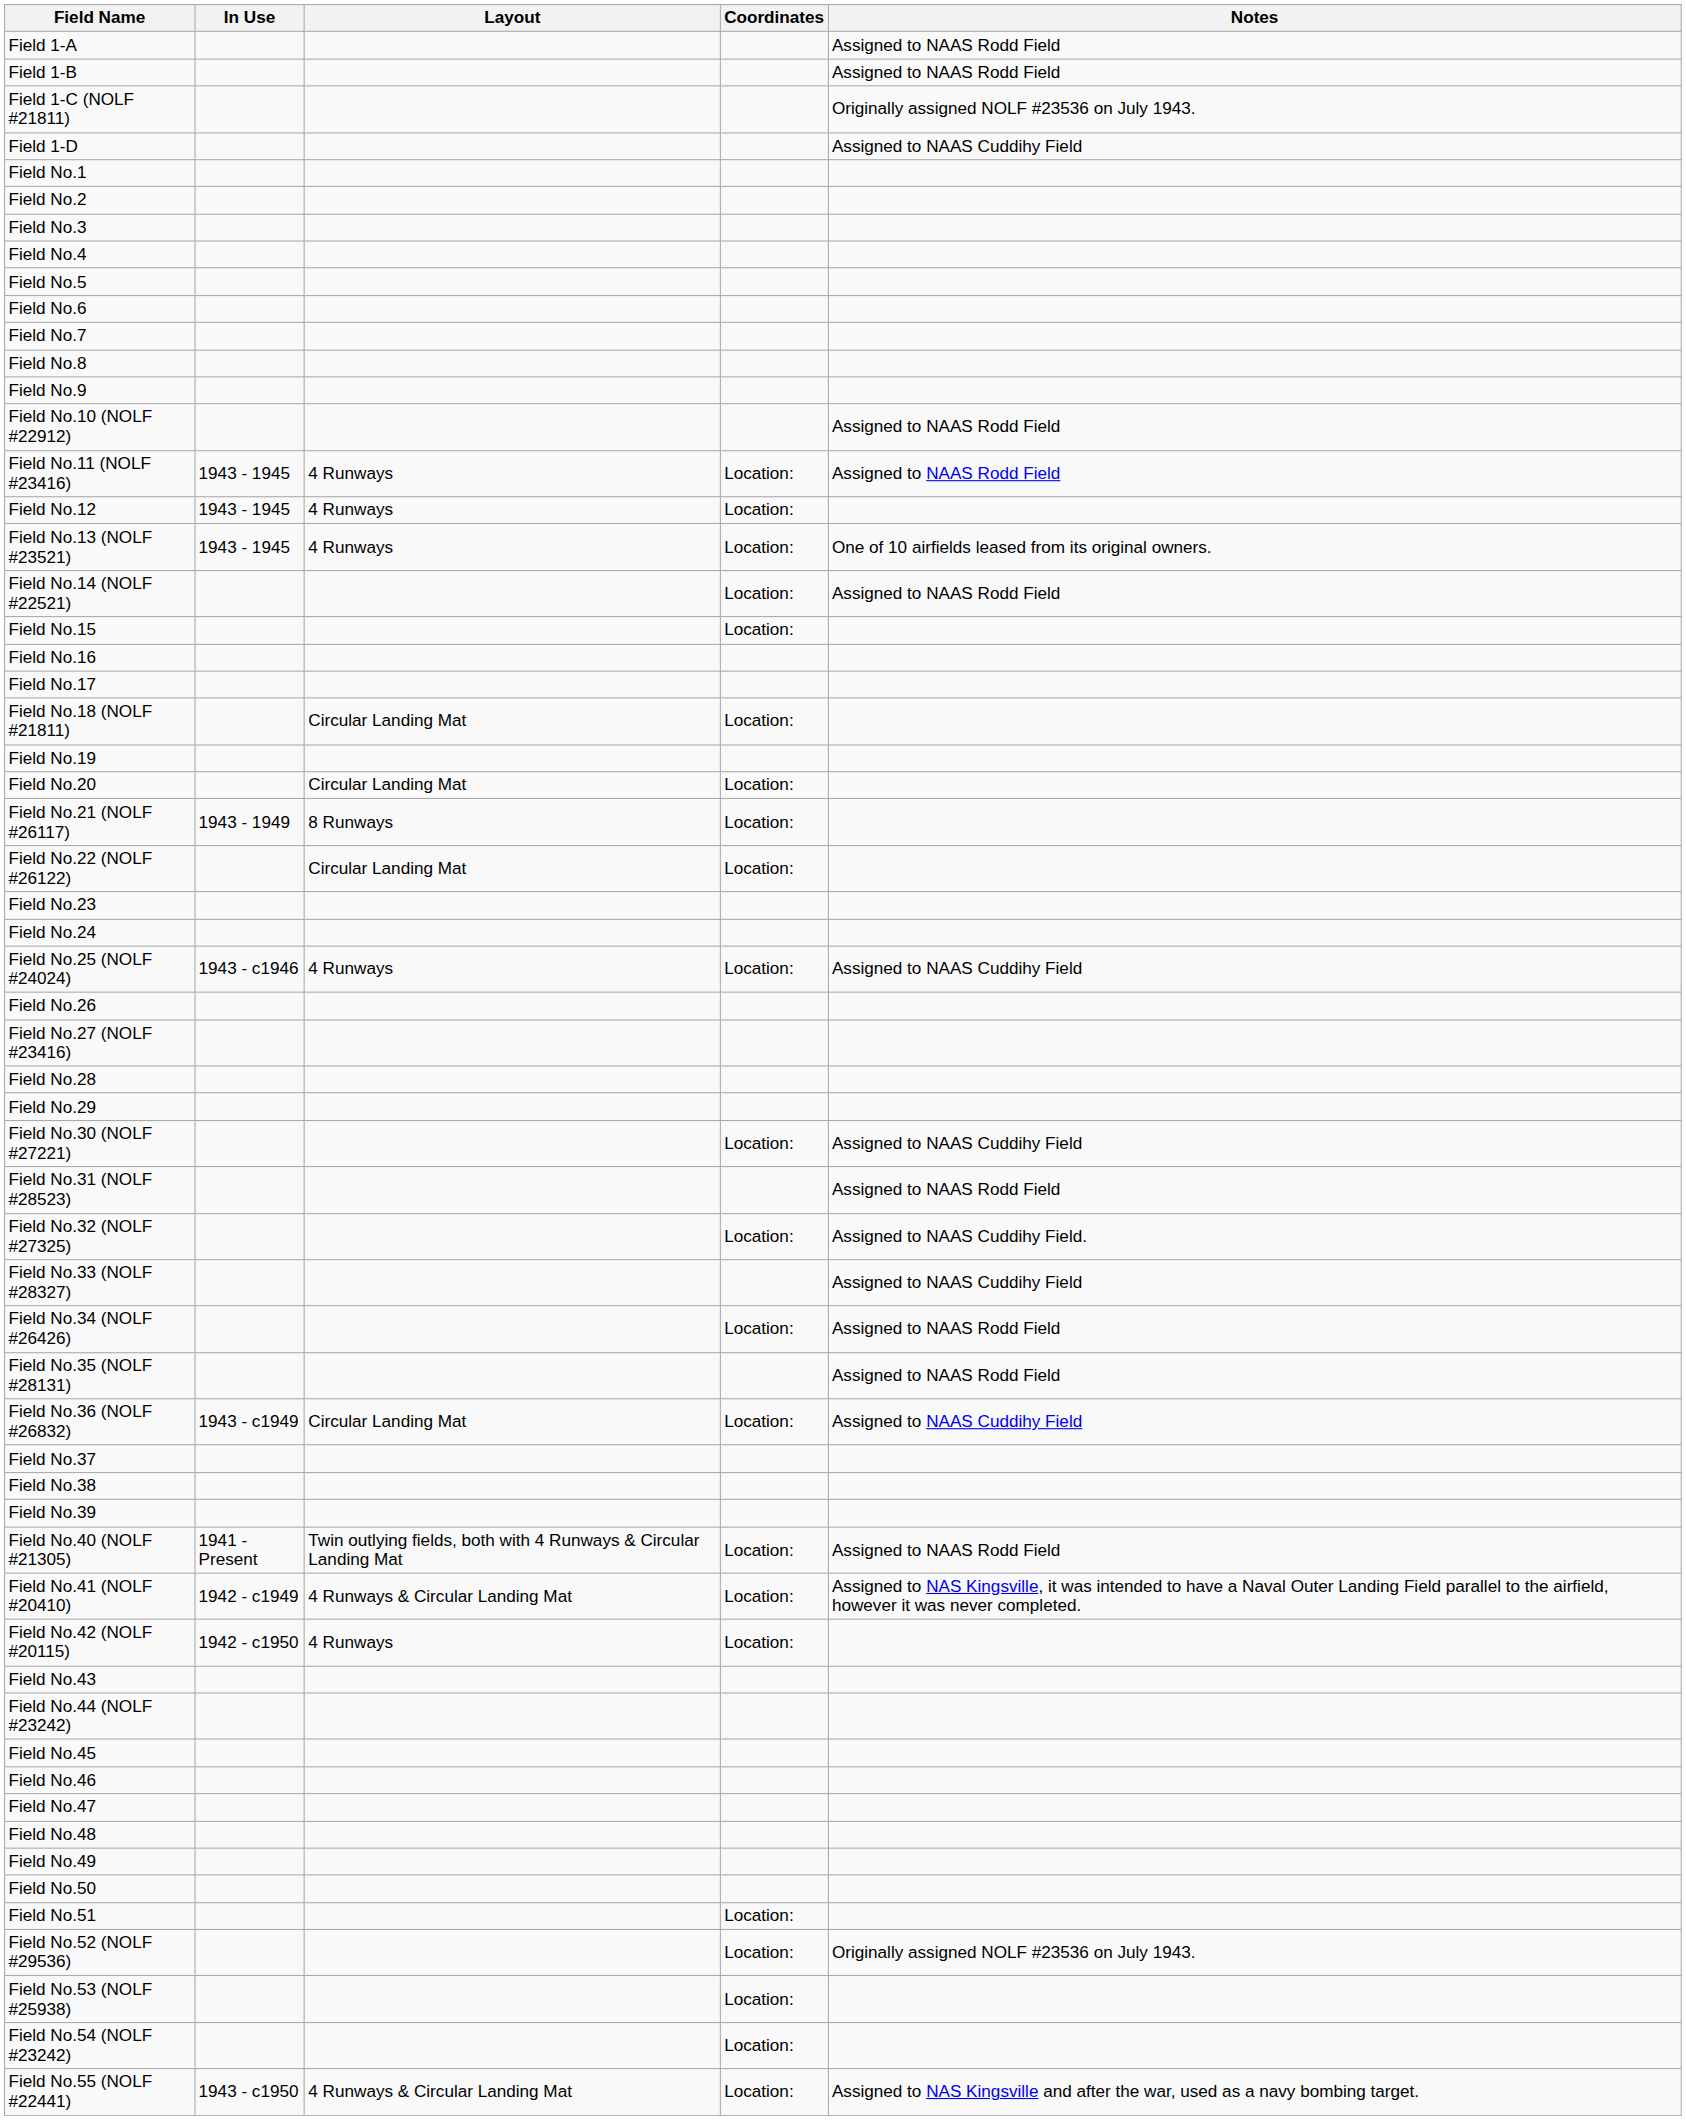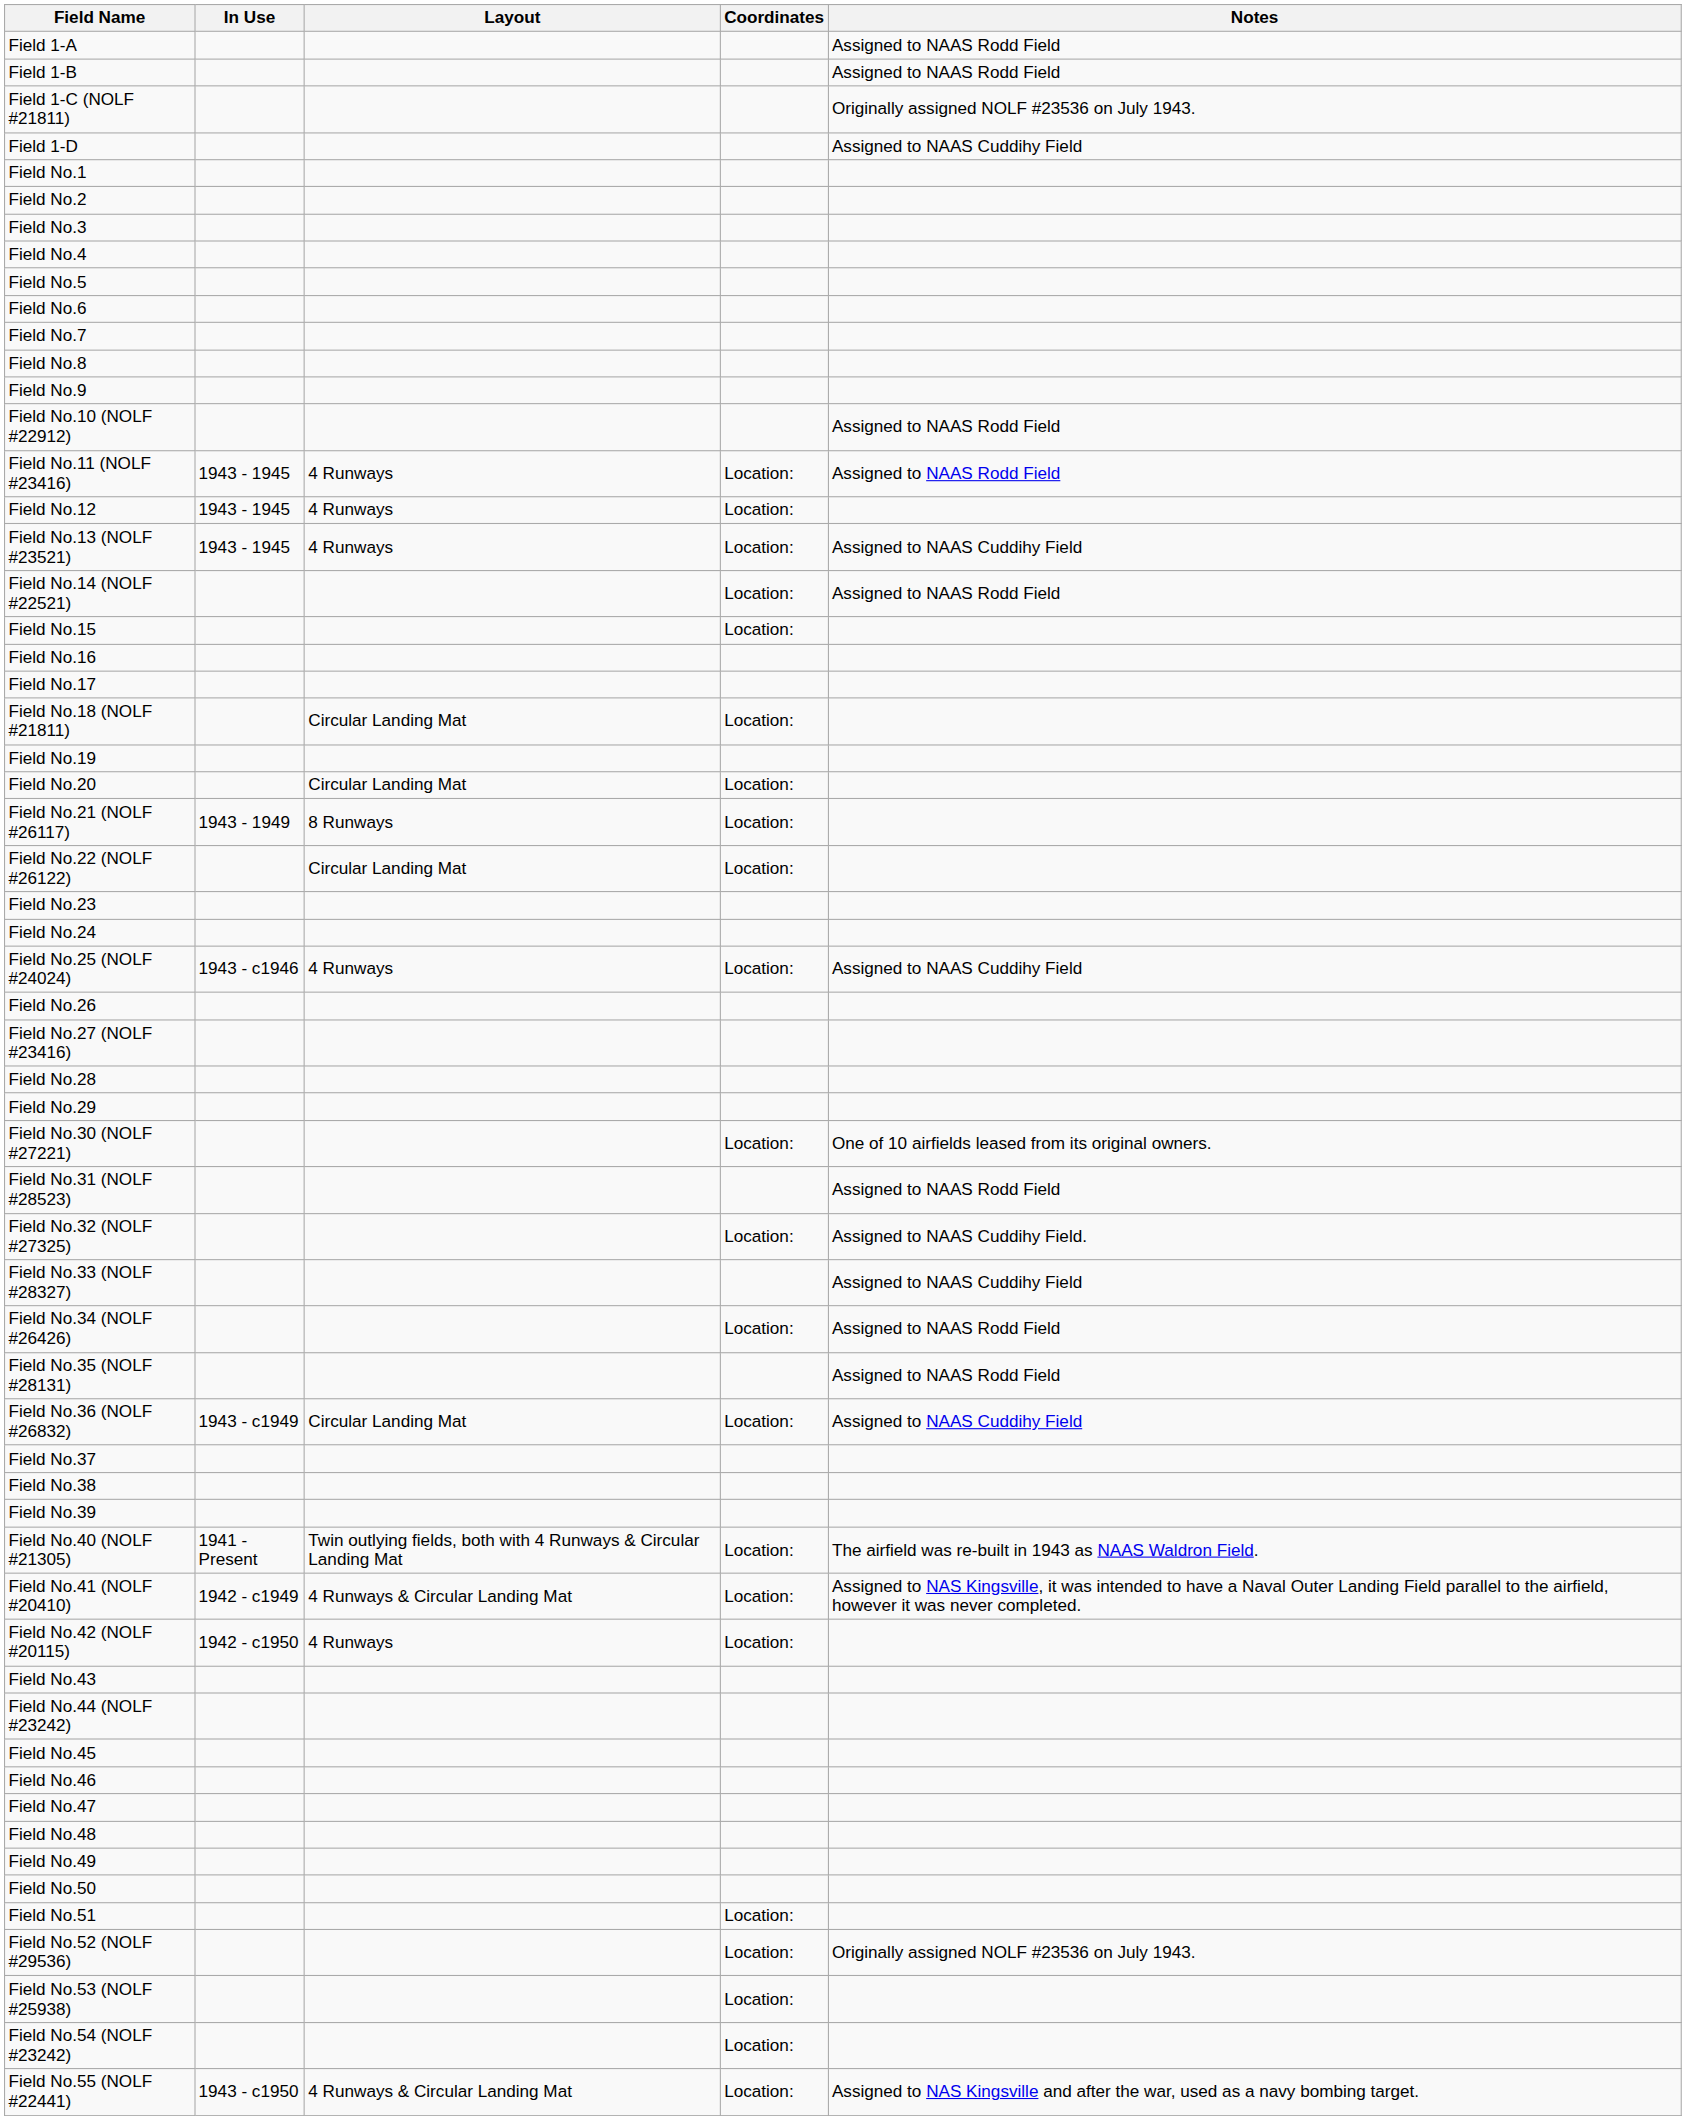(1022, 547) One of 10 airfields leased from its original owners. -> (957, 547) Assigned to NAAS Cuddihy Field
(957, 1143) Assigned to NAAS Cuddihy Field -> (1022, 1143) One of 10 airfields leased from its original owners.
(946, 1549) Assigned to NAAS Rodd Field -> (1045, 1549) The airfield was re-built in 1943 as NAAS Waldron Field.
